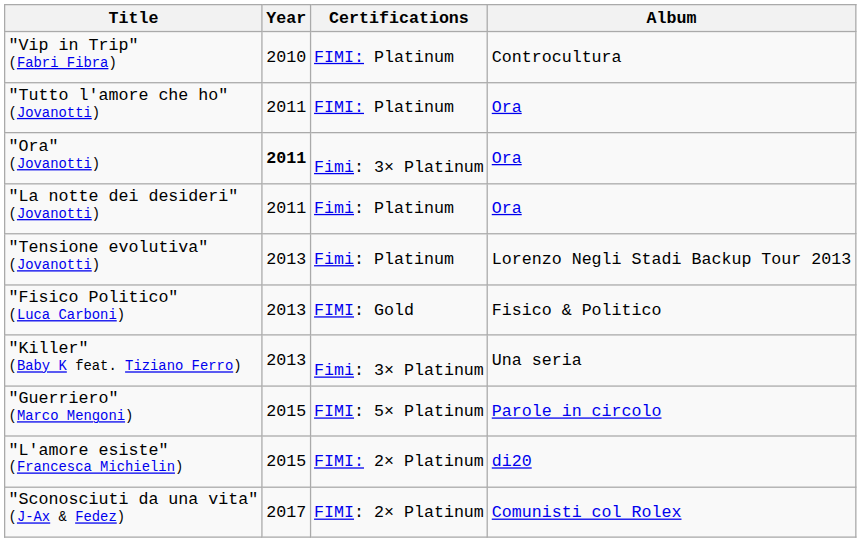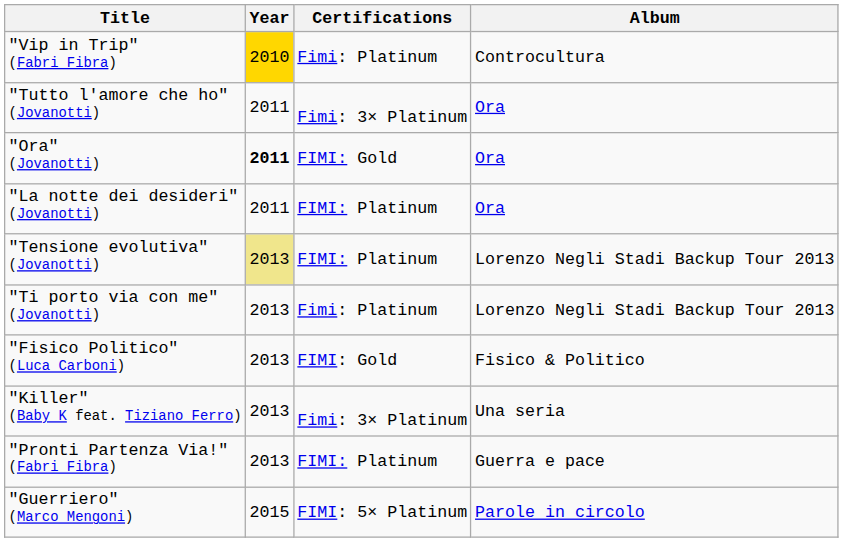(286, 57) no background -> (269, 57) gold background
(384, 57) FIMI: Platinum -> (367, 57) Fimi: Platinum
(384, 108) FIMI: Platinum -> (382, 117) Fimi: 3× Platinum
(399, 168) Fimi: 3× Platinum -> (347, 158) FIMI: Gold
(384, 209) Fimi: Platinum -> (367, 209) FIMI: Platinum
(286, 259) no background -> (269, 259) khaki background
(384, 259) Fimi: Platinum -> (367, 259) FIMI: Platinum
+ row: (113, 306)
+ row: (118, 458)
- row: (96, 458)
- row: (133, 508)
